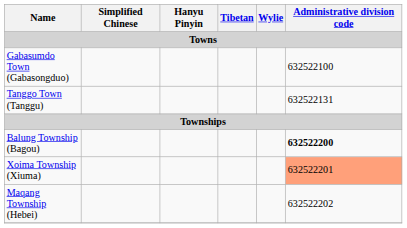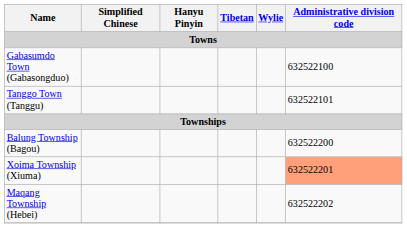(311, 100) 632522131 -> (311, 100) 632522101
(311, 143) bold -> (311, 143) normal
